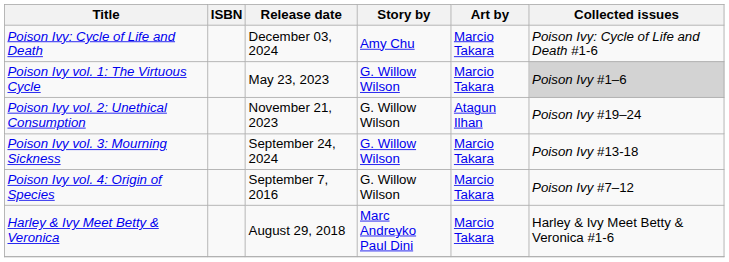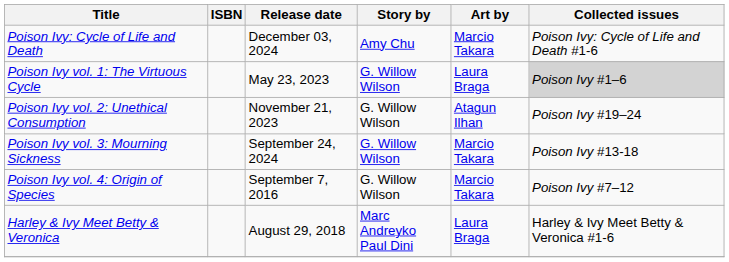(474, 79) Marcio Takara -> (472, 79) Laura Braga
(474, 231) Marcio Takara -> (472, 231) Laura Braga
